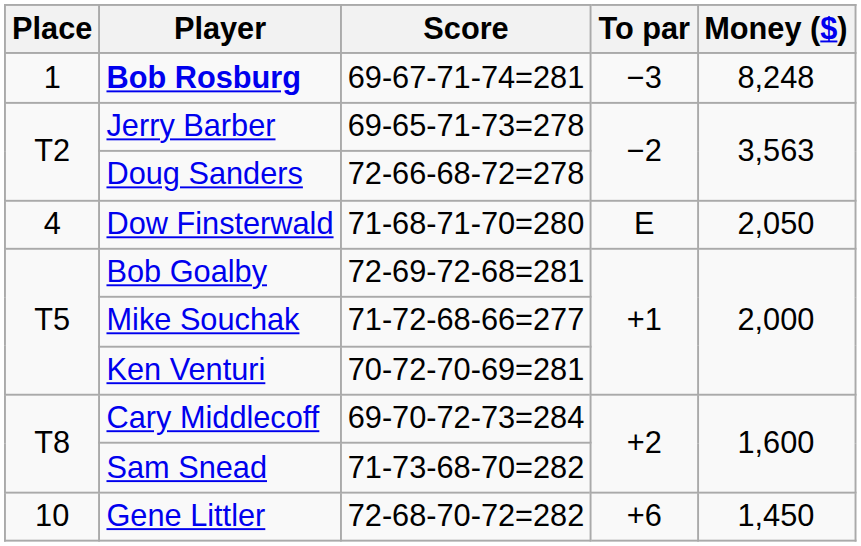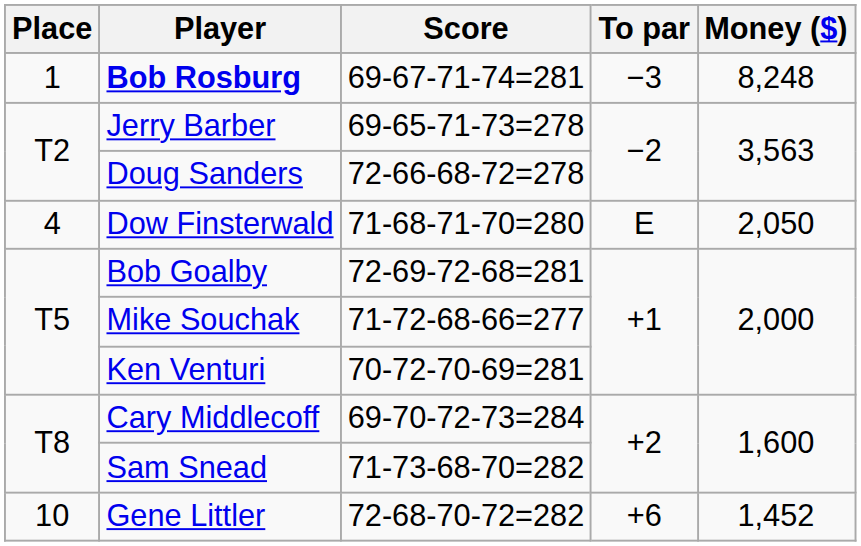(776, 516) 1,450 -> (776, 516) 1,452
